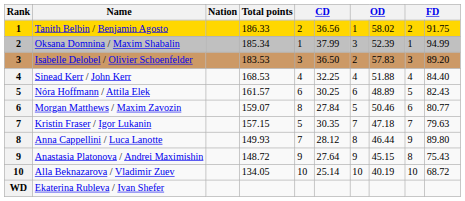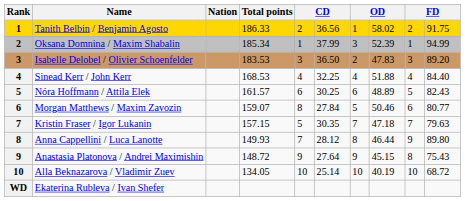(383, 60) 57.83 -> (383, 60) 47.83
